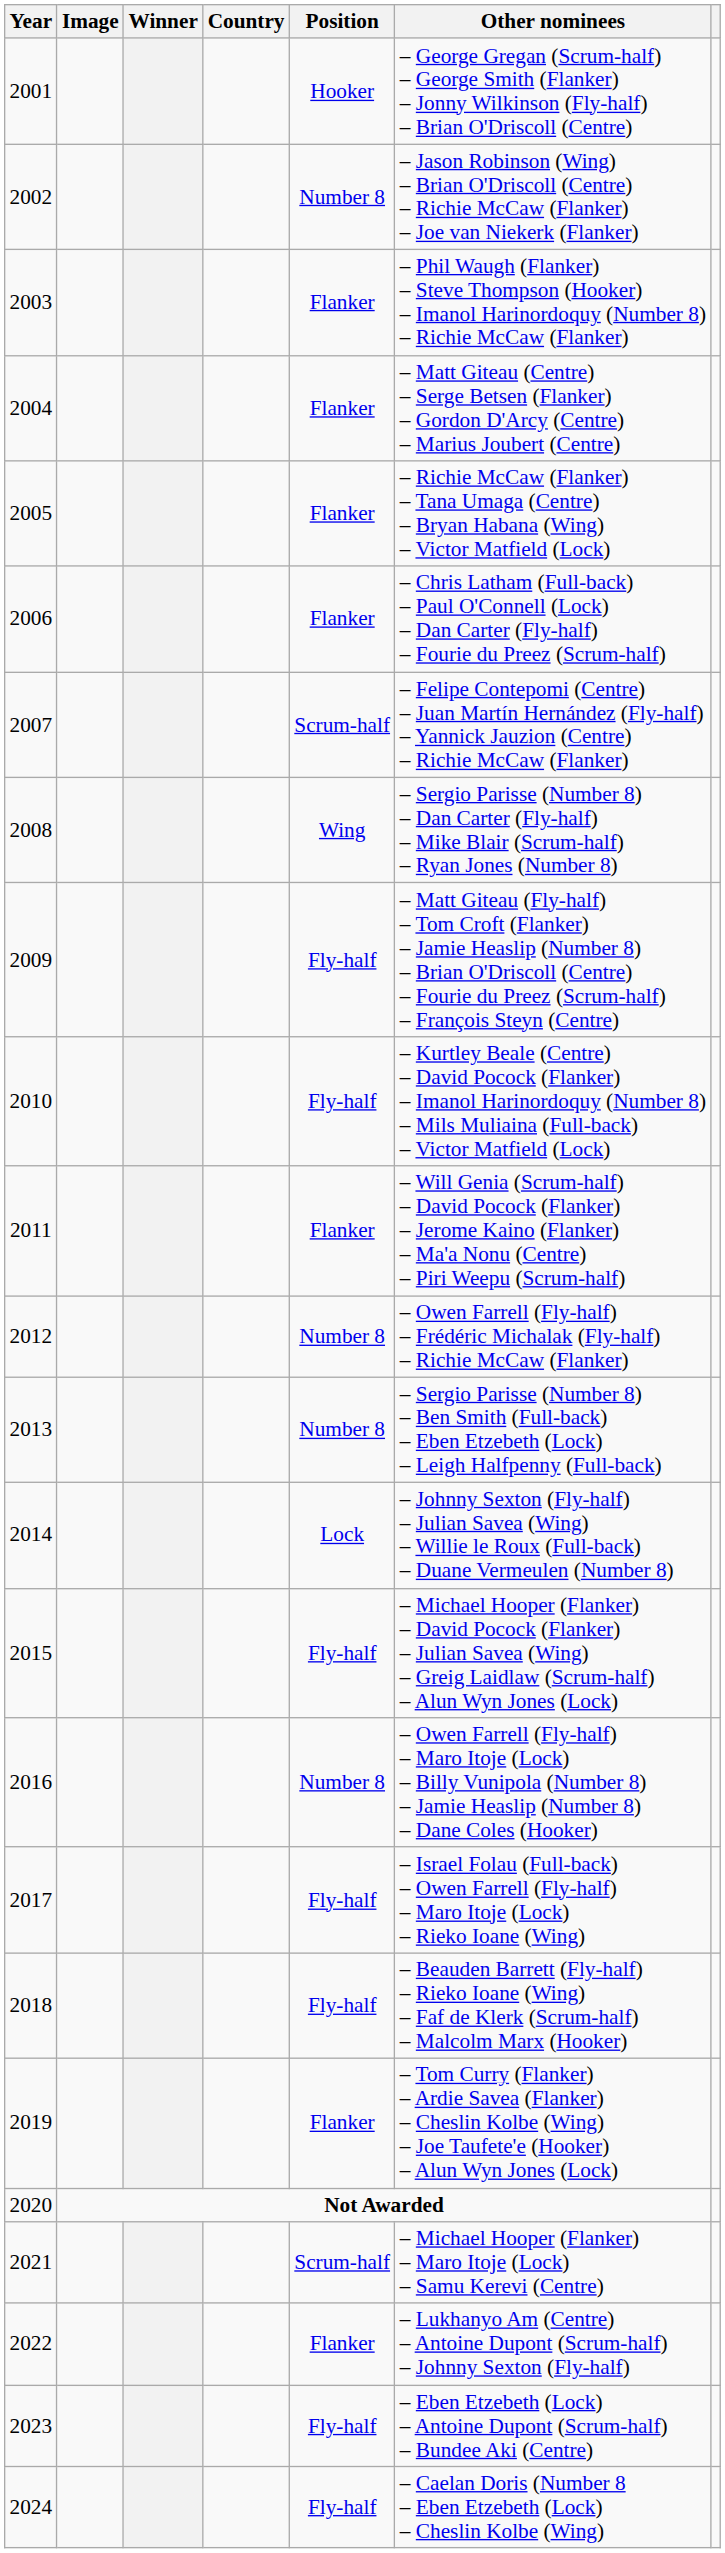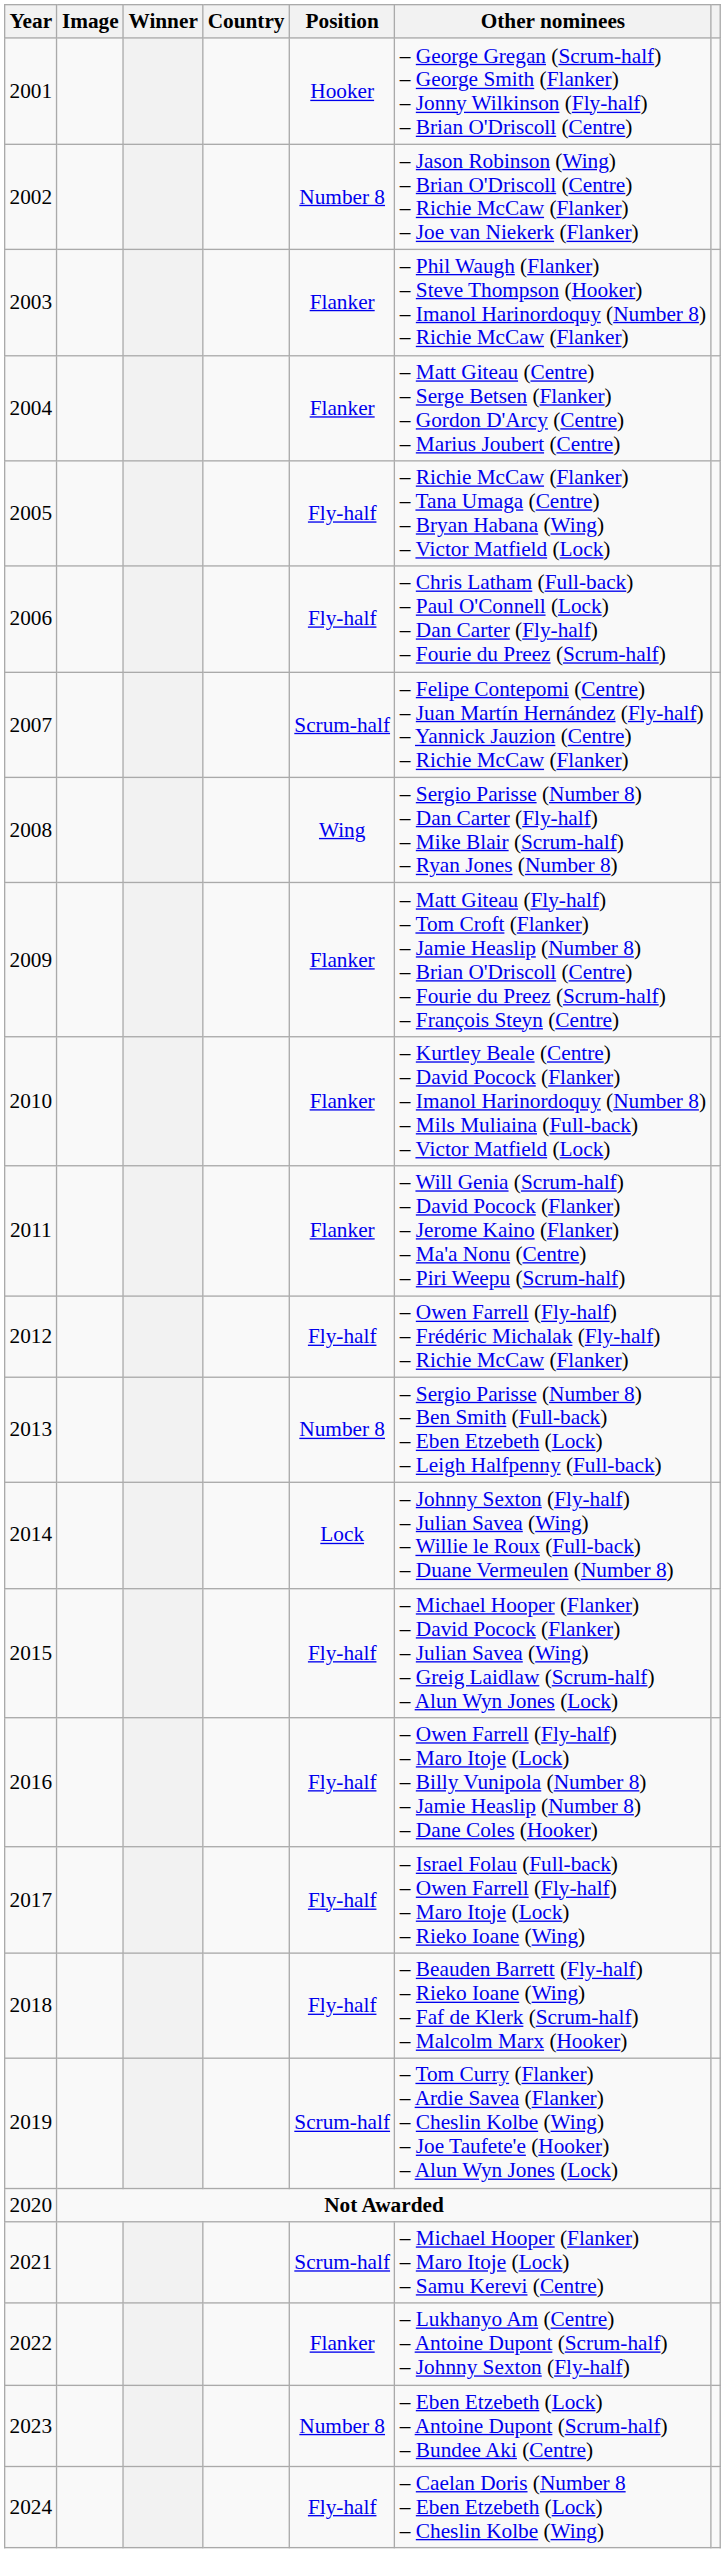(342, 513) Flanker -> (342, 513) Fly-half
(342, 618) Flanker -> (342, 618) Fly-half
(342, 959) Fly-half -> (342, 959) Flanker
(342, 1101) Fly-half -> (342, 1101) Flanker
(342, 1336) Number 8 -> (342, 1336) Fly-half
(342, 1782) Number 8 -> (342, 1782) Fly-half
(342, 2122) Flanker -> (342, 2122) Scrum-half
(342, 2425) Fly-half -> (342, 2425) Number 8
